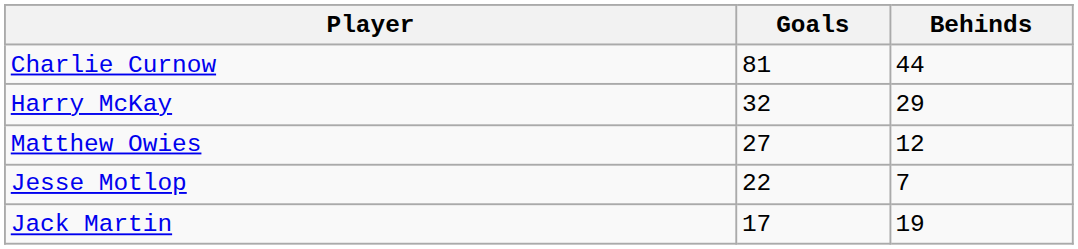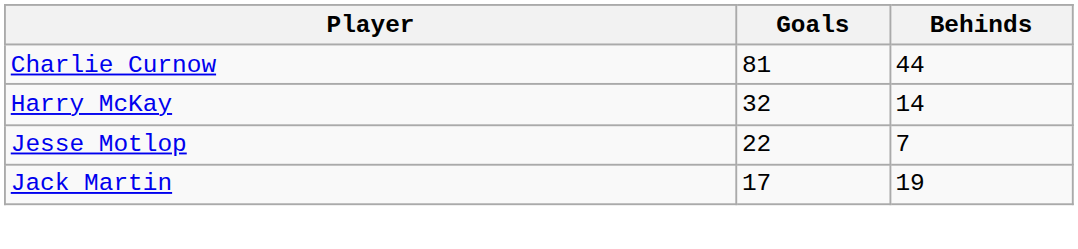(910, 105) 29 -> (910, 105) 14
- row: (106, 144)
